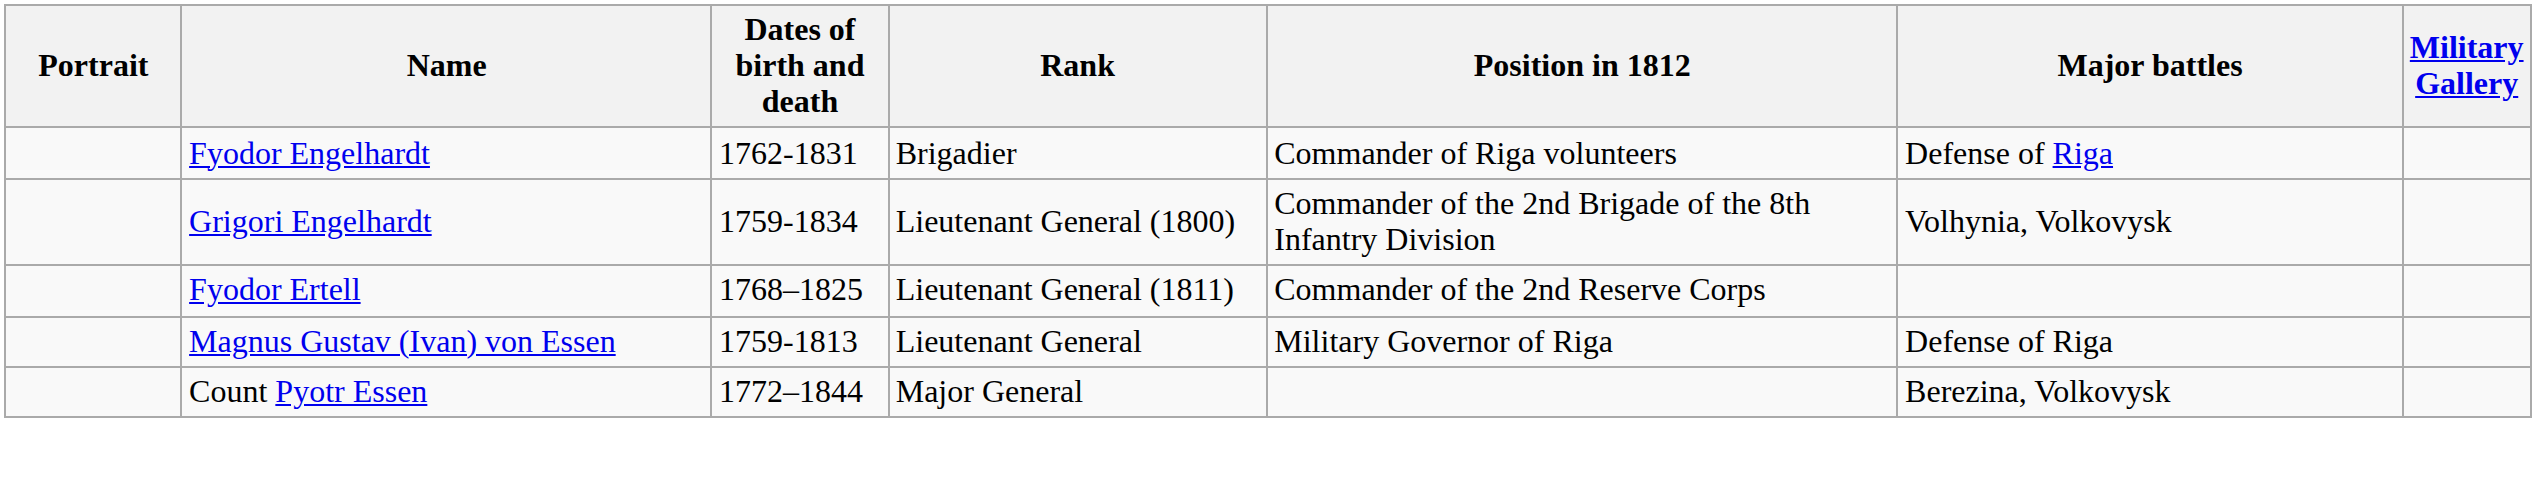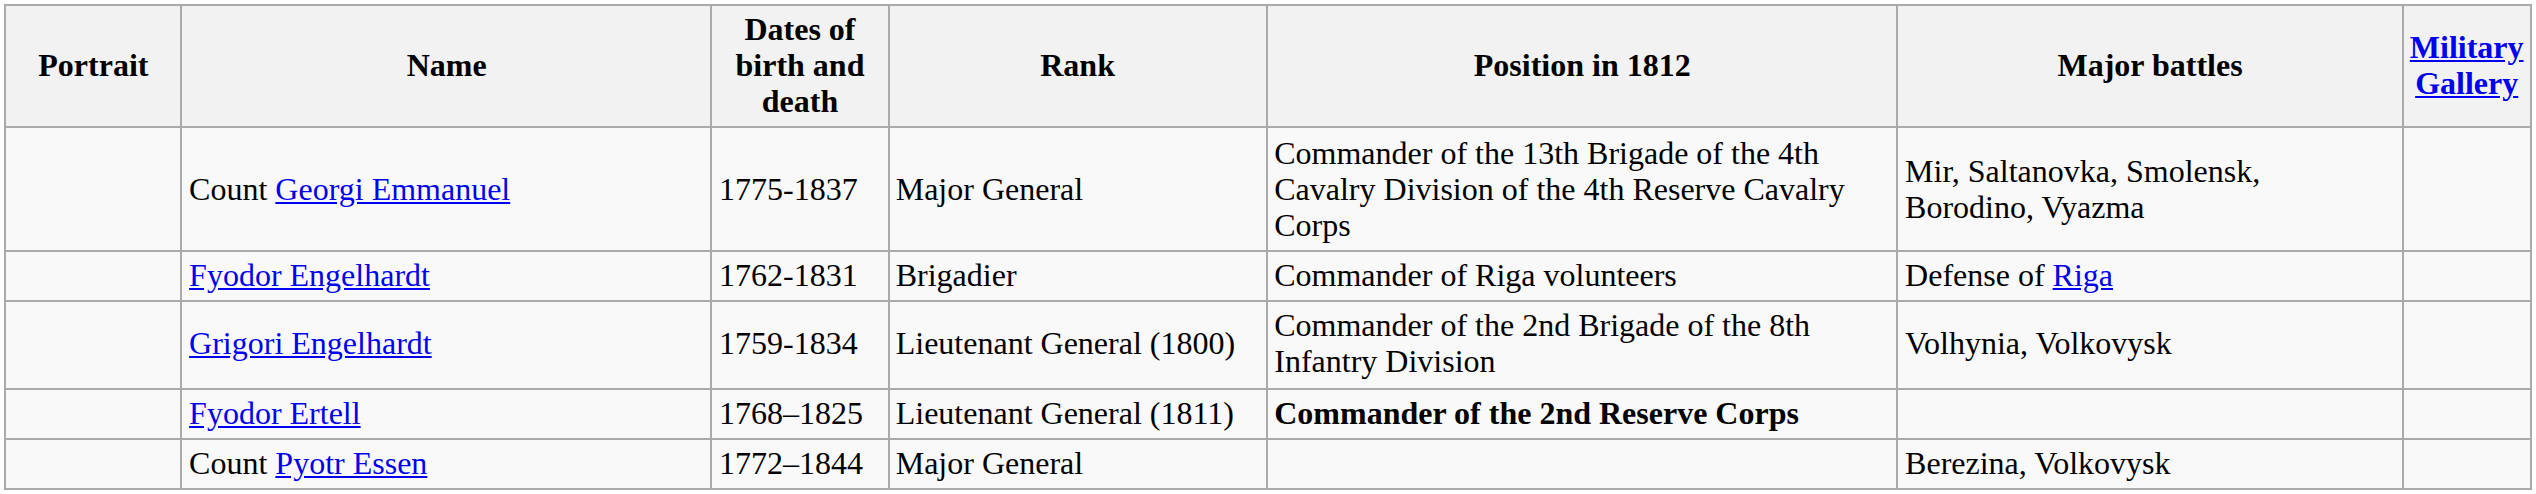+ row: (350, 188)
(1520, 290) normal -> (1537, 412) bold
- row: (402, 340)
